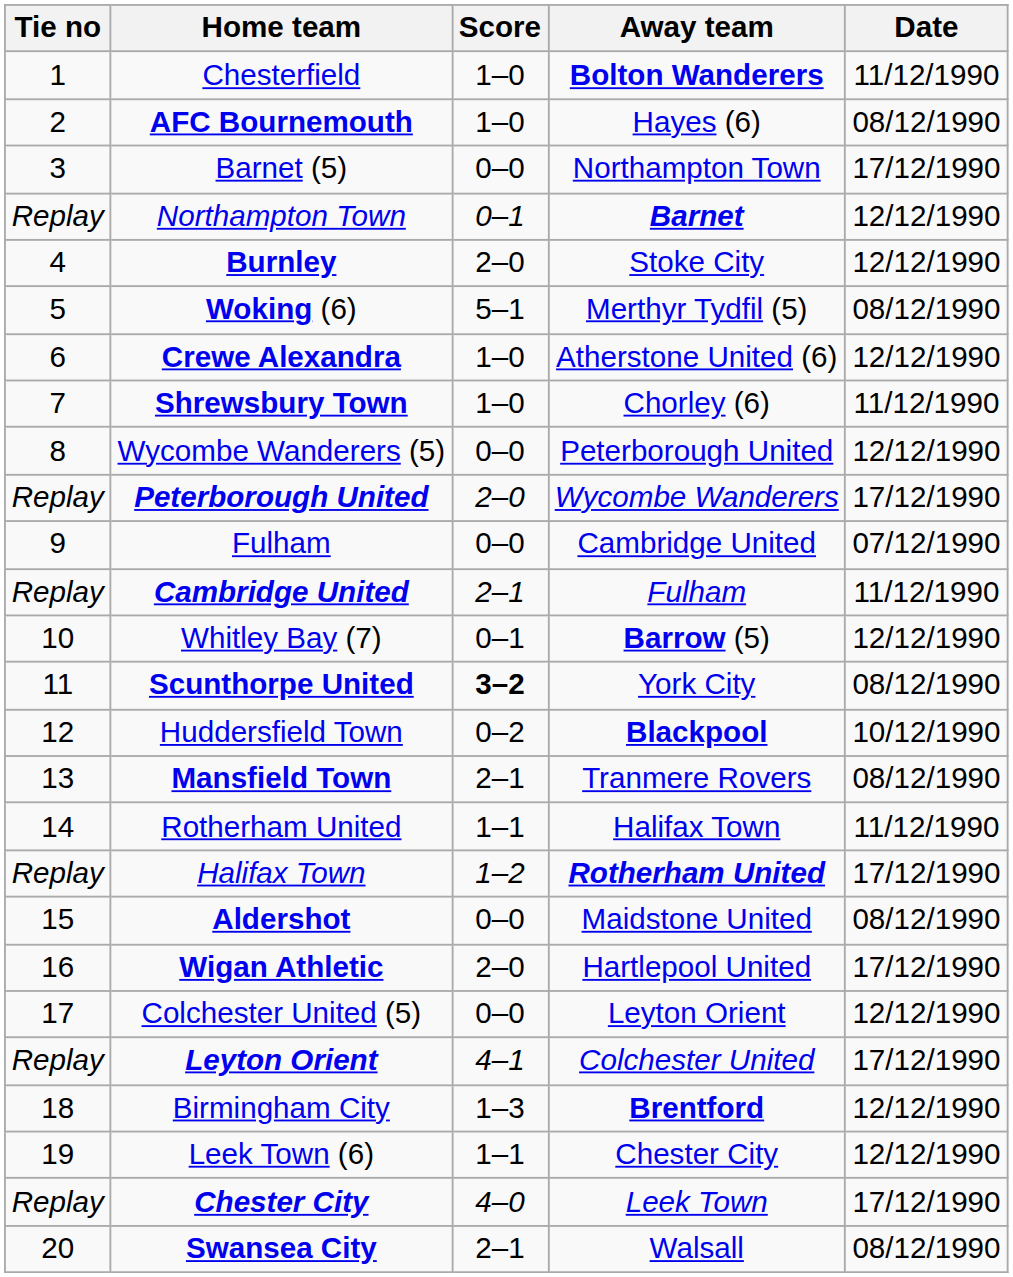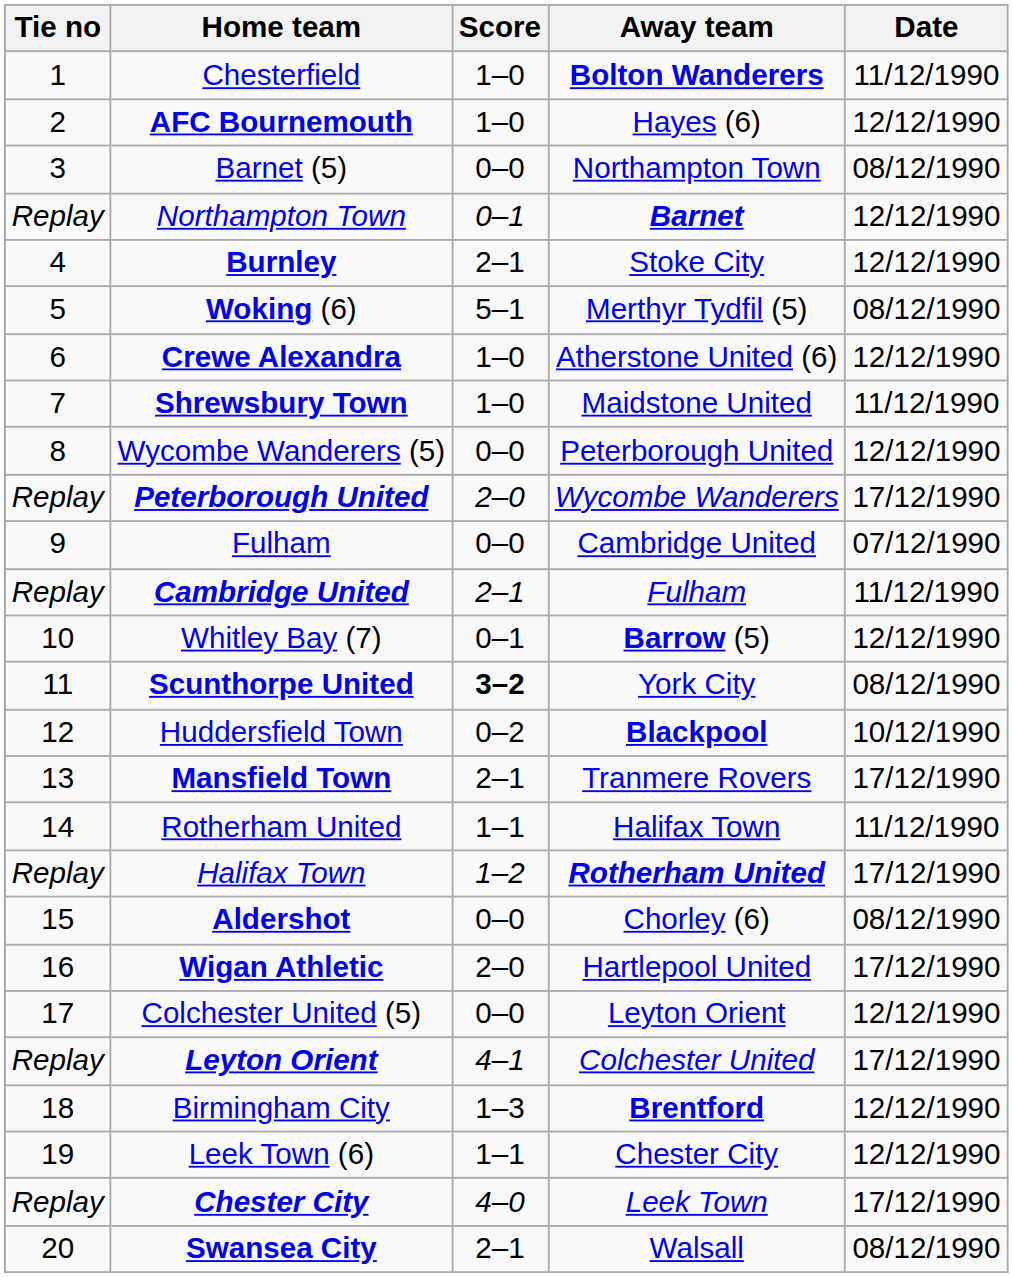(926, 121) 08/12/1990 -> (926, 121) 12/12/1990
(926, 168) 17/12/1990 -> (926, 168) 08/12/1990
(500, 262) 2–0 -> (500, 262) 2–1
(697, 403) Chorley (6) -> (697, 403) Maidstone United
(926, 779) 08/12/1990 -> (926, 779) 17/12/1990
(697, 919) Maidstone United -> (697, 919) Chorley (6)
